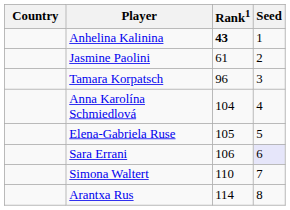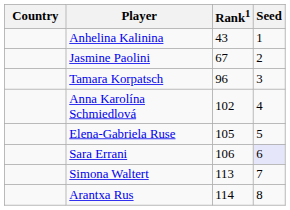(222, 38) bold -> (222, 38) normal
(222, 58) 61 -> (222, 58) 67
(225, 106) 104 -> (225, 106) 102
(225, 174) 110 -> (225, 174) 113
